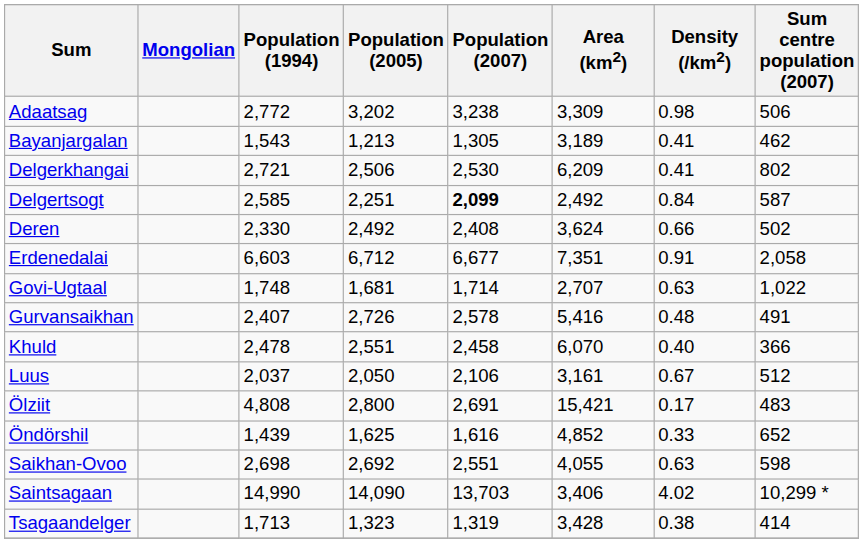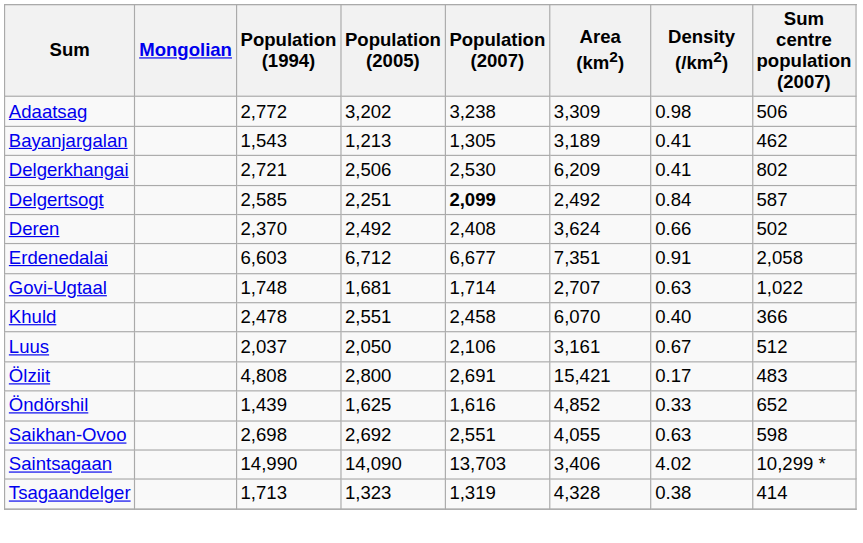(267, 229) 2,330 -> (264, 229) 2,370
- row: (71, 317)
(580, 523) 3,428 -> (577, 493) 4,328
